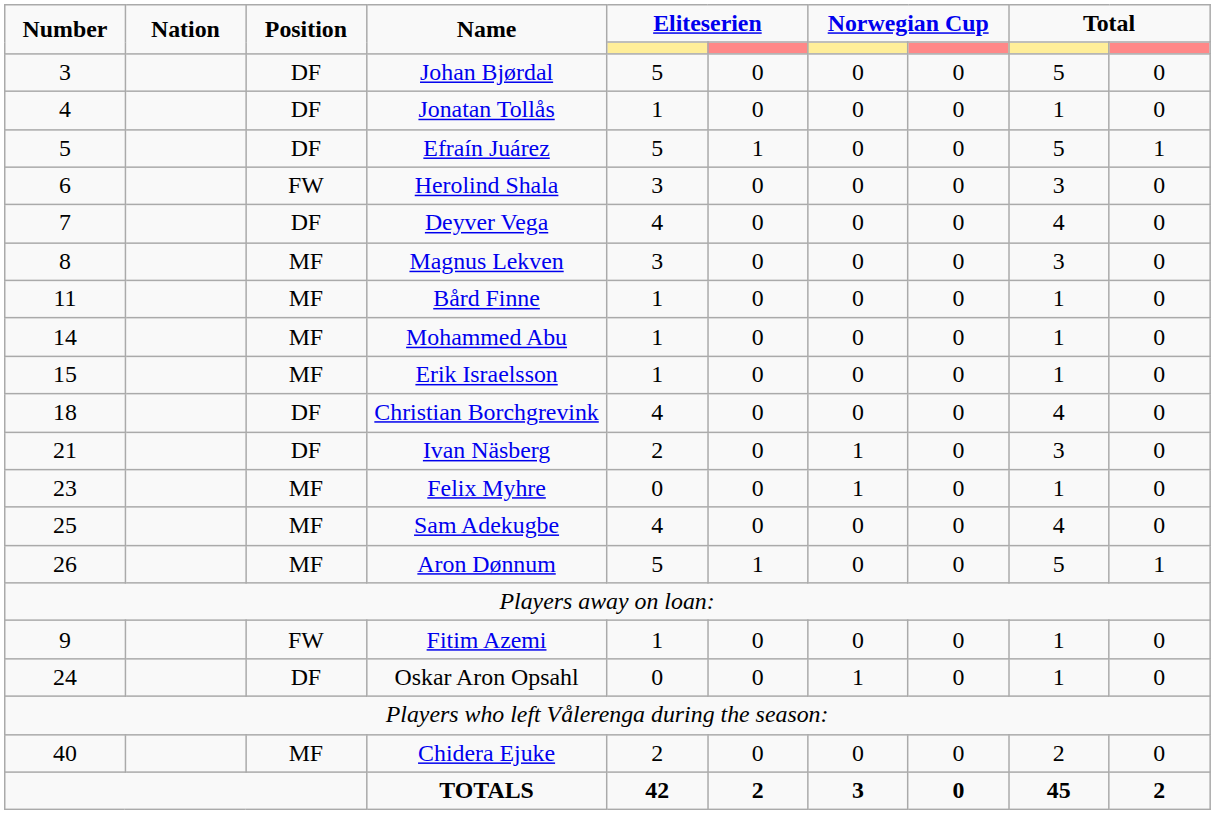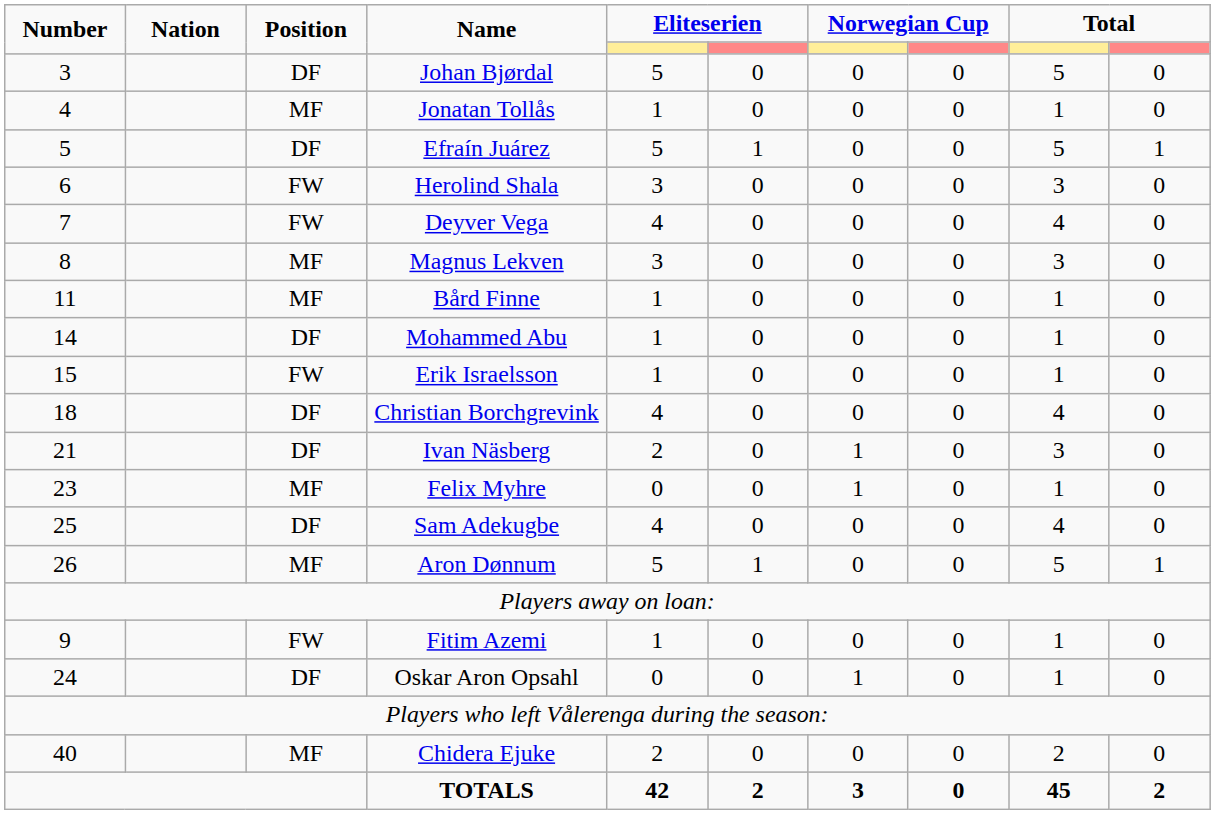(306, 110) DF -> (306, 110) MF
(306, 223) DF -> (306, 223) FW
(306, 336) MF -> (306, 336) DF
(306, 374) MF -> (306, 374) FW
(306, 525) MF -> (306, 525) DF
